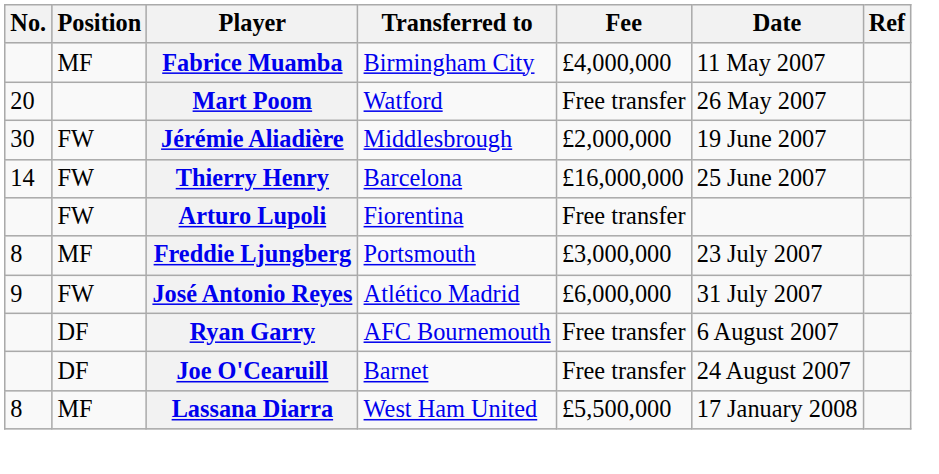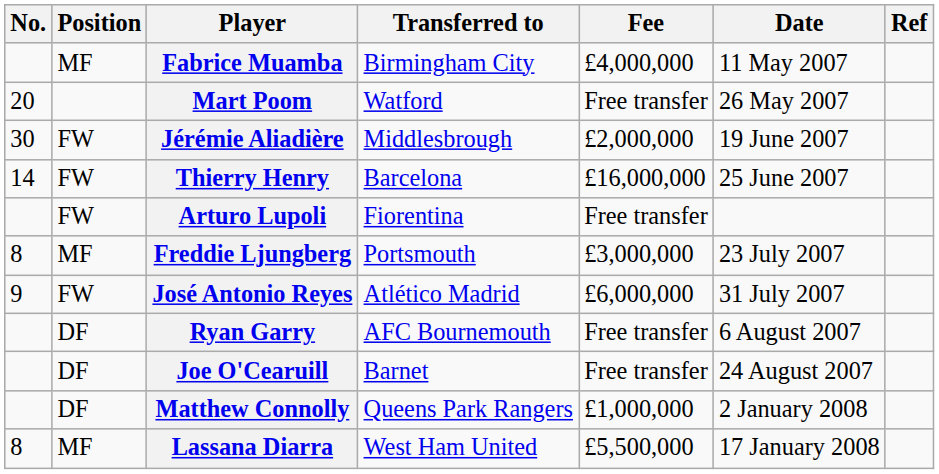+ row: (252, 409)
